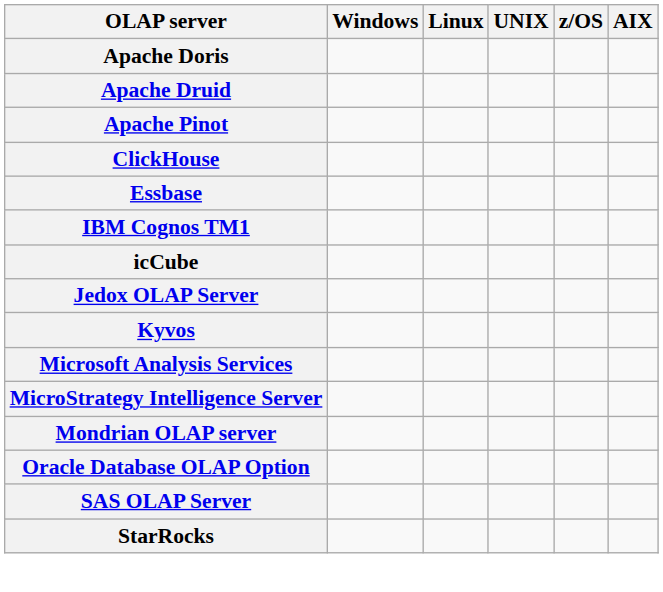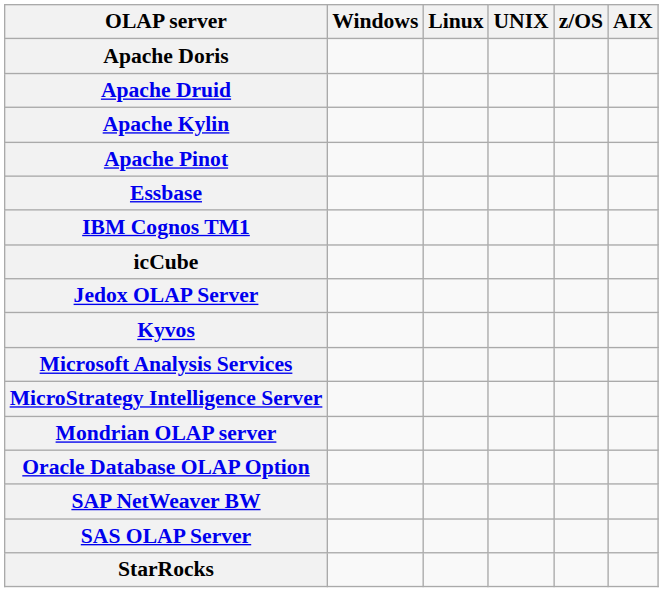+ row: (166, 124)
- row: (166, 158)
+ row: (166, 501)
